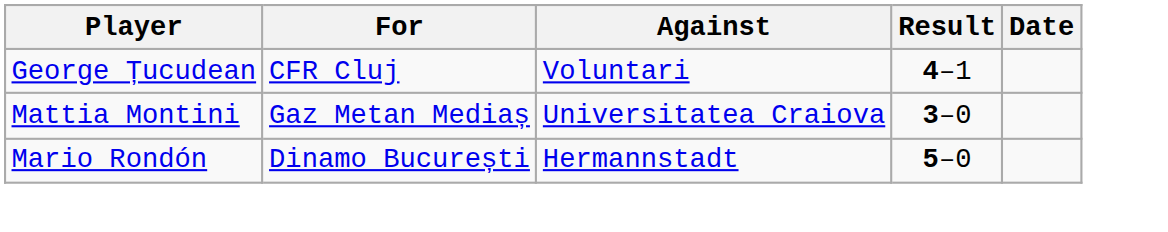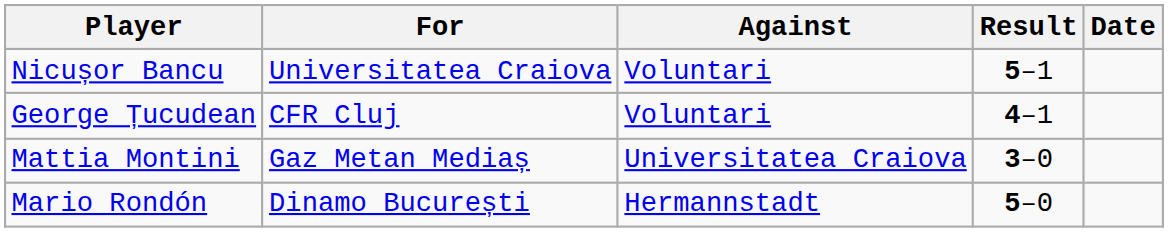+ row: (117, 71)
